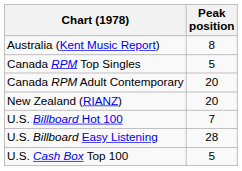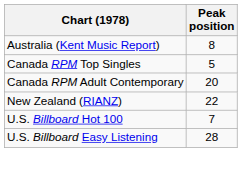(212, 100) 20 -> (212, 100) 22
- row: (68, 156)
